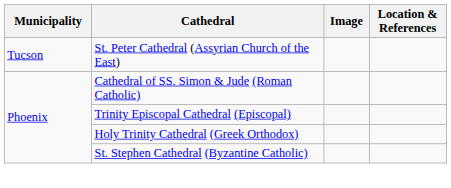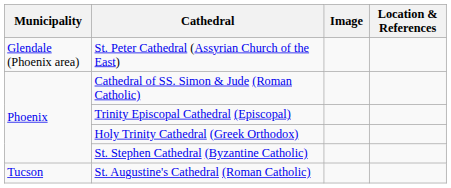(25, 54) Tucson -> (43, 54) Glendale (Phoenix area)
+ row: (203, 173)
